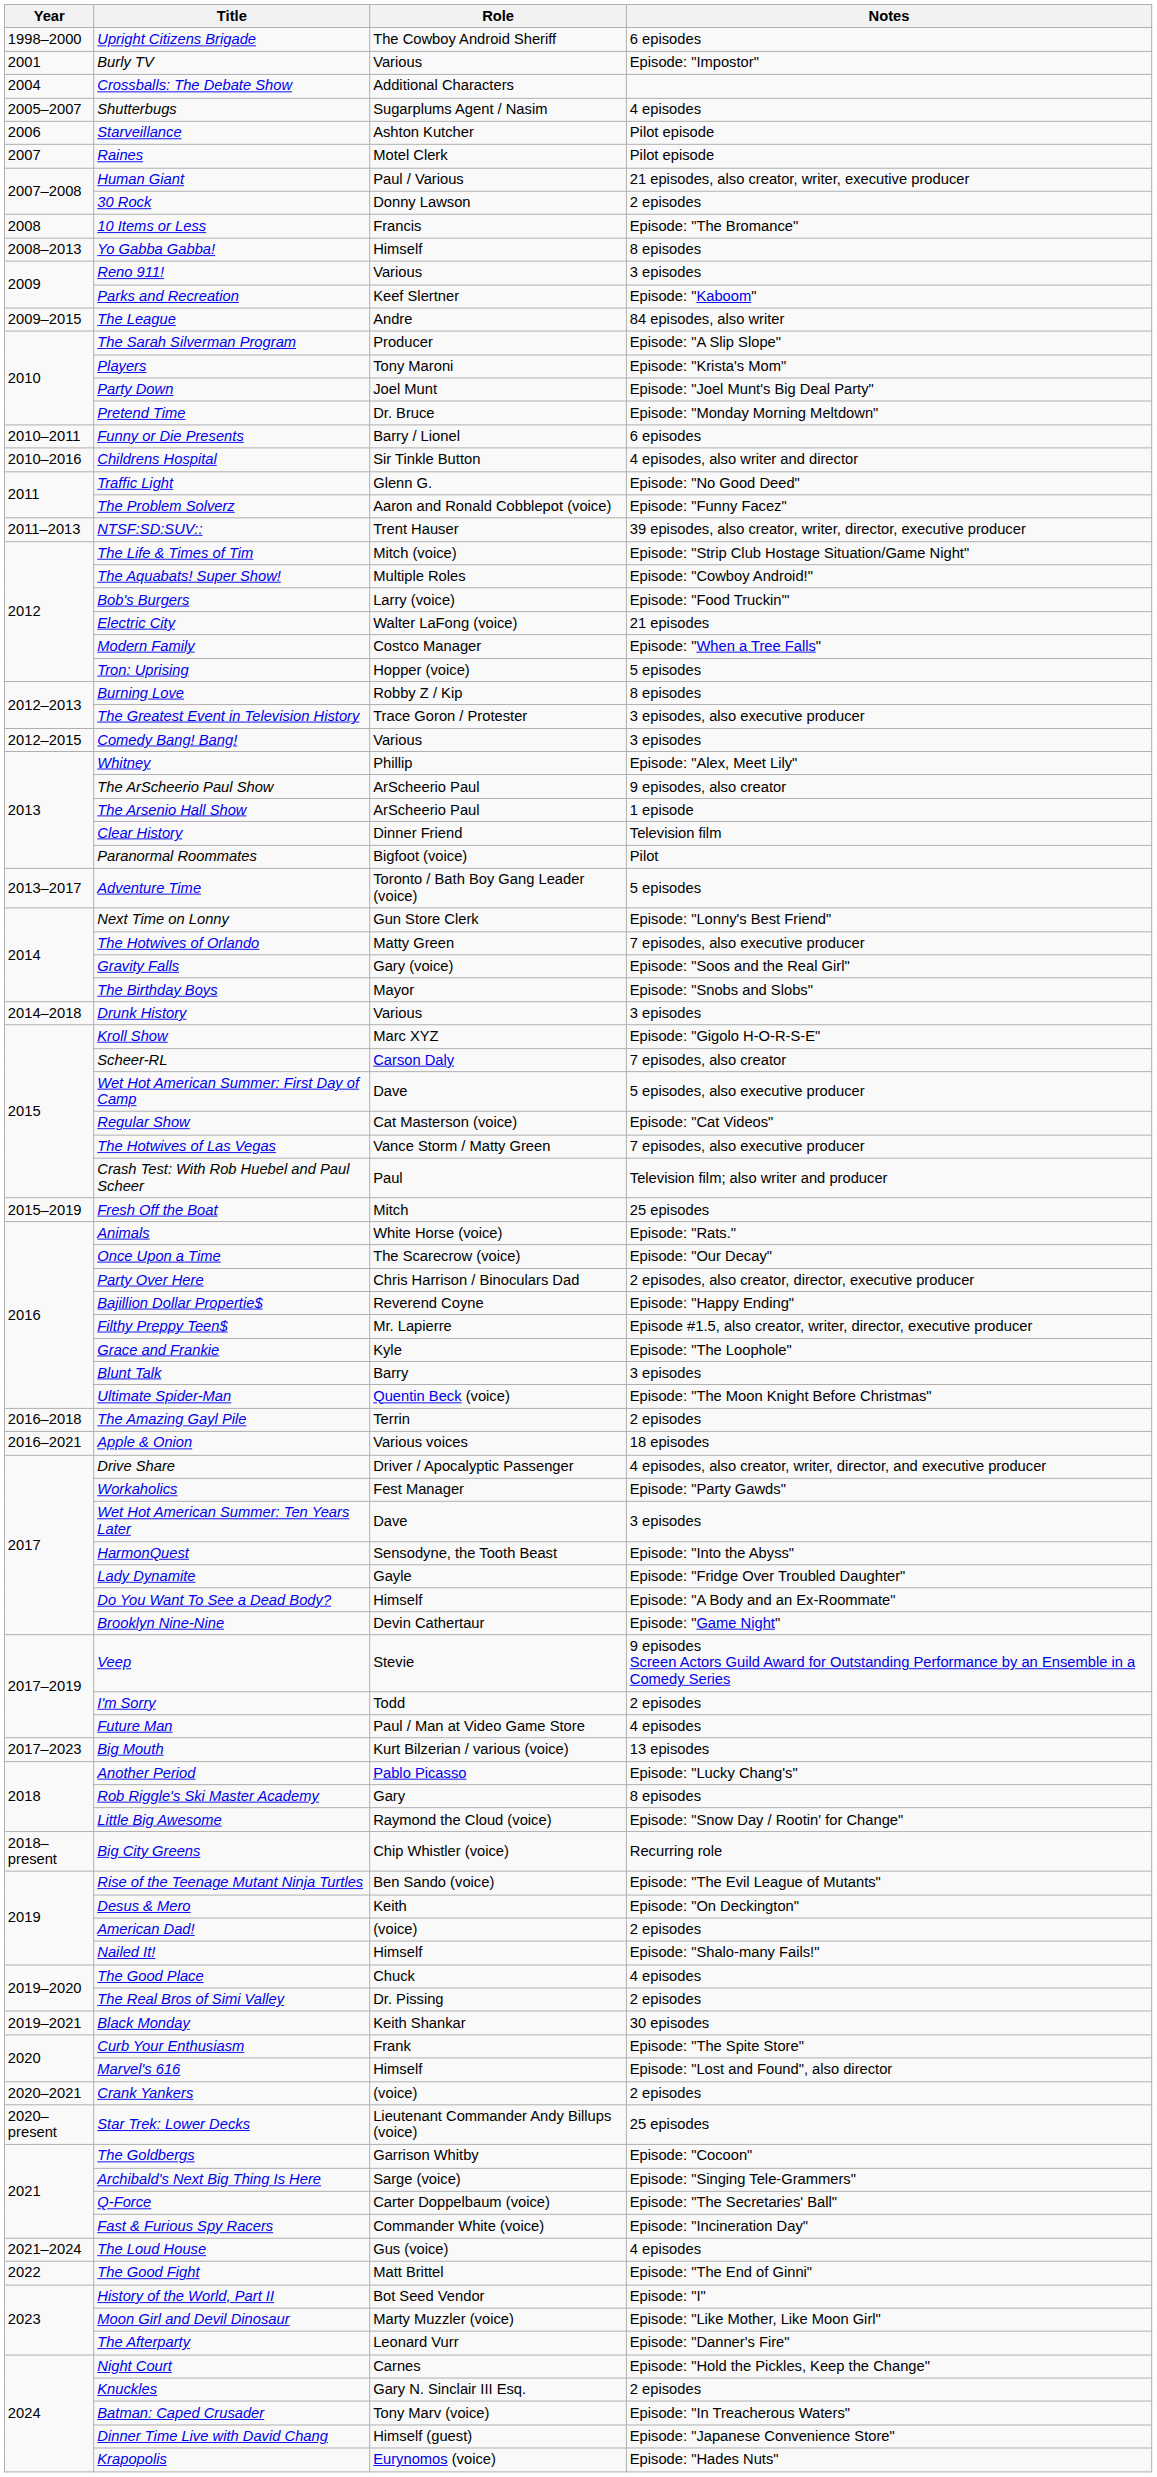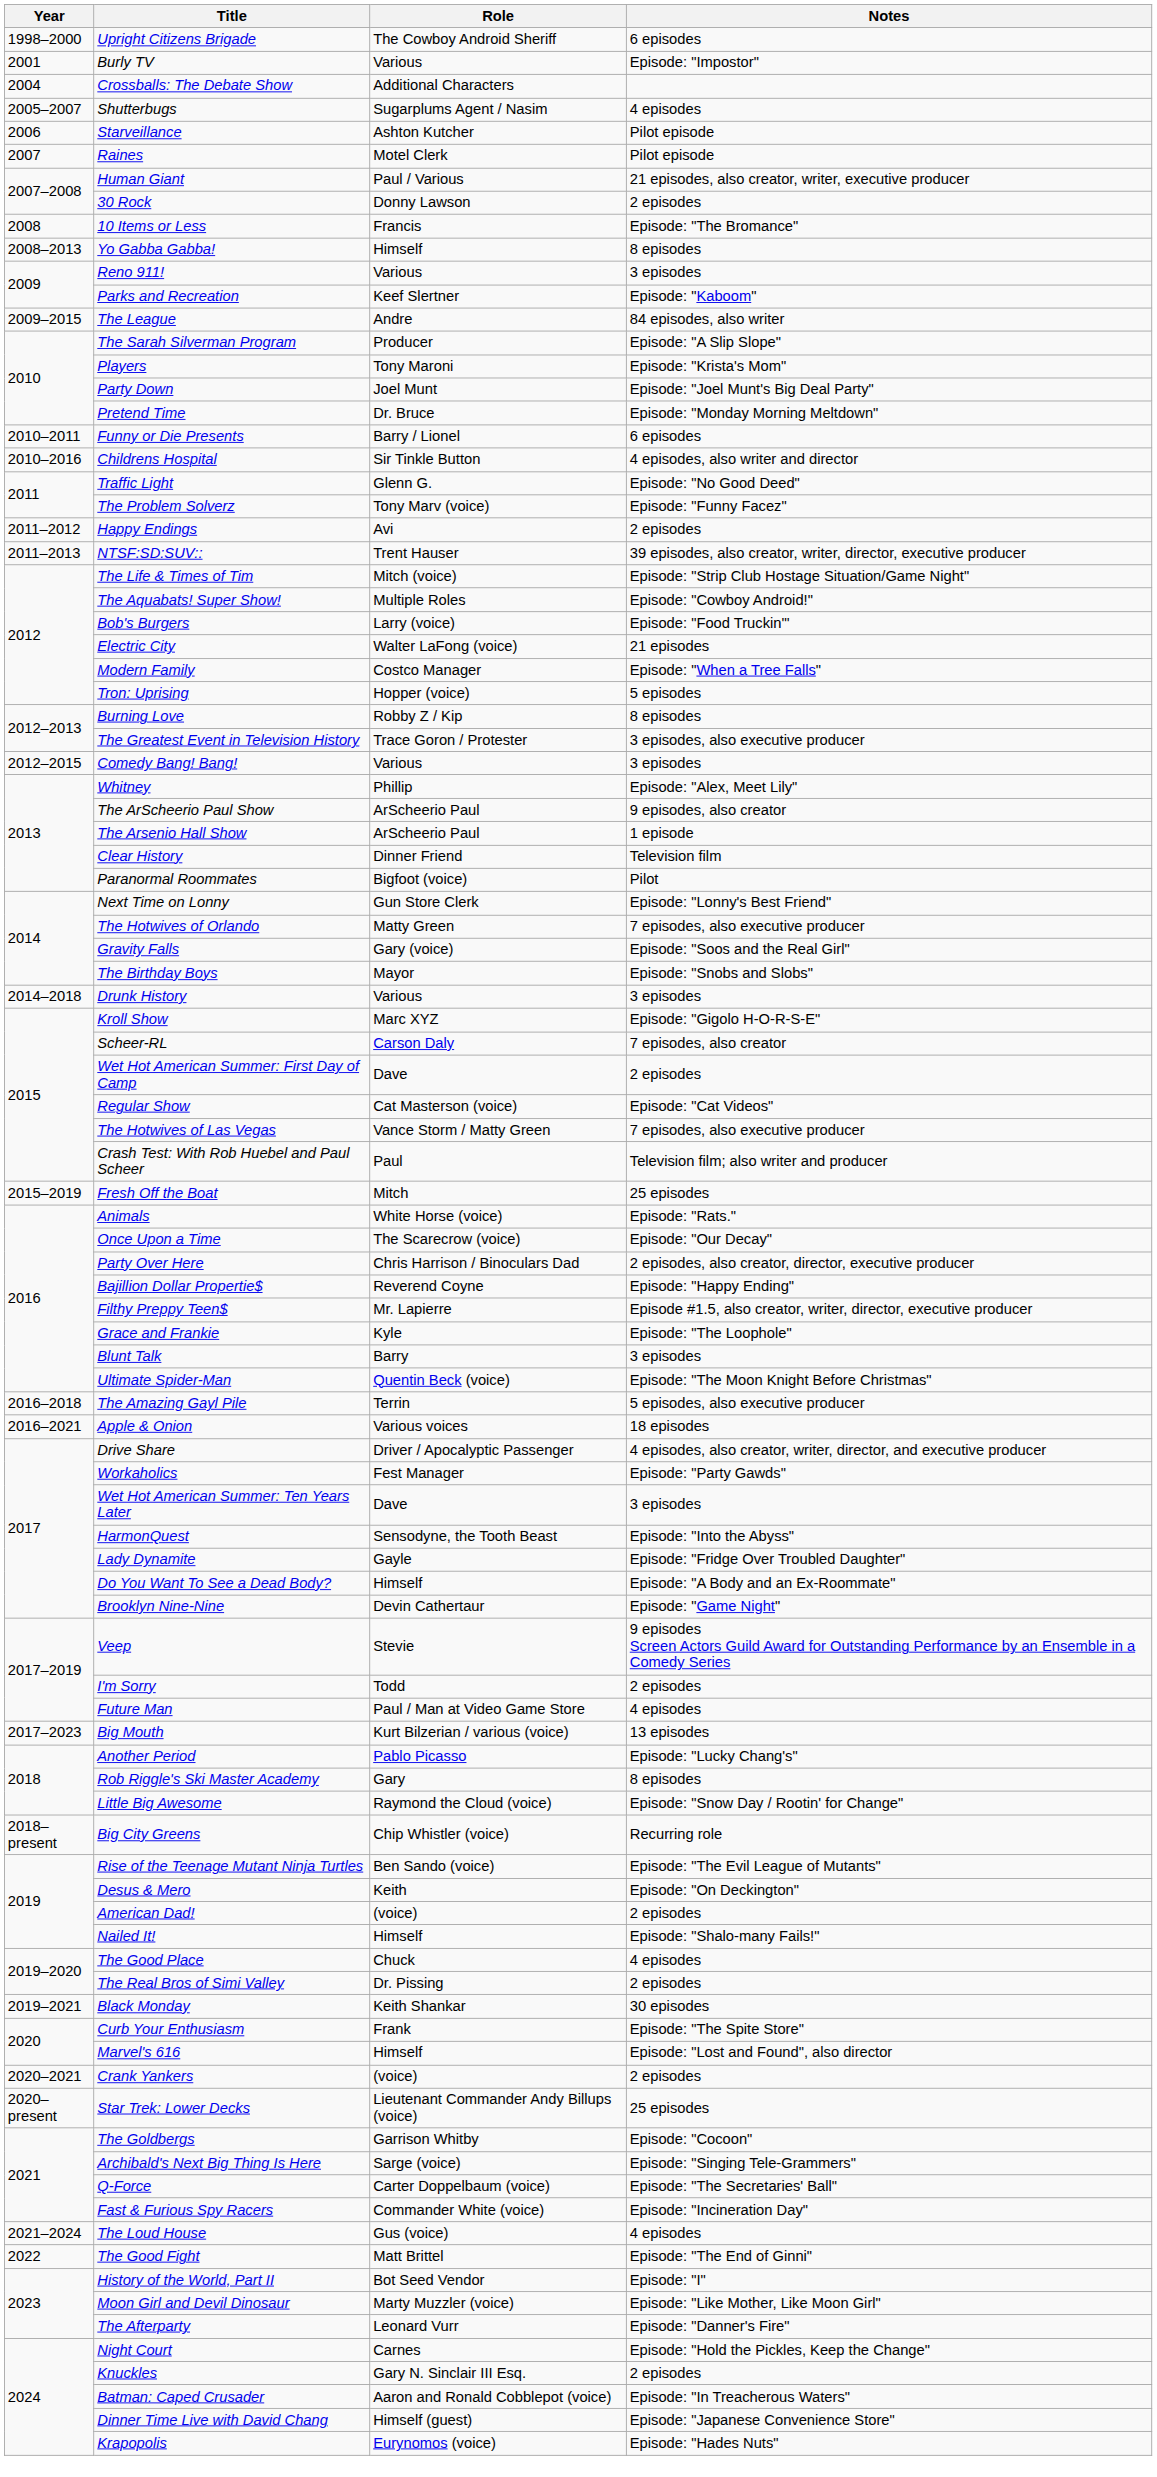(492, 506) Aaron and Ronald Cobblepot (voice) -> (431, 506) Tony Marv (voice)
+ row: (147, 529)
- row: (149, 888)
(747, 1091) 5 episodes, also executive producer -> (665, 1074) 2 episodes
(665, 1419) 2 episodes -> (747, 1403) 5 episodes, also executive producer
(431, 2413) Tony Marv (voice) -> (492, 2396) Aaron and Ronald Cobblepot (voice)
